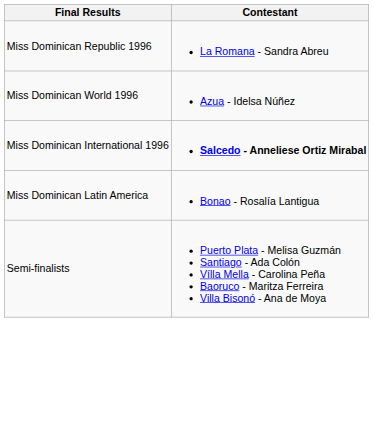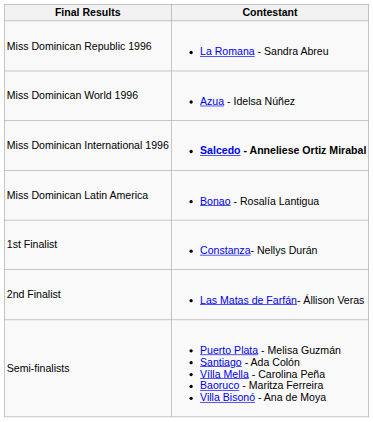+ row: (32, 245)
+ row: (34, 294)
